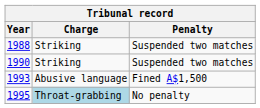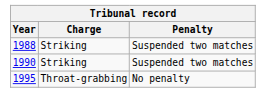- row: (19, 79)
(78, 95) lightblue background -> (84, 79) no background
